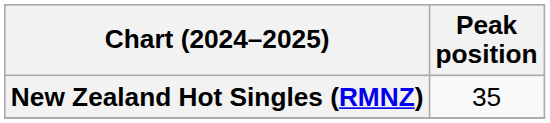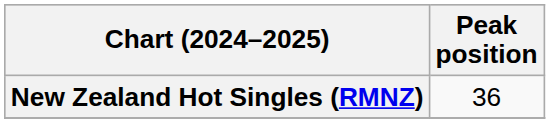(487, 96) 35 -> (487, 96) 36
